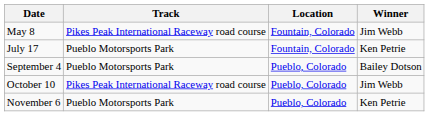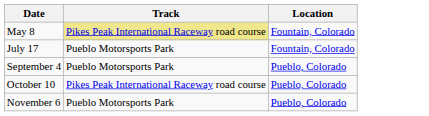- column: (391, 13)
(166, 31) no background -> (166, 31) khaki background
